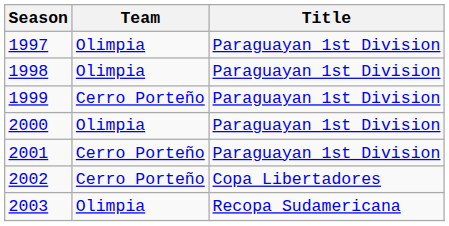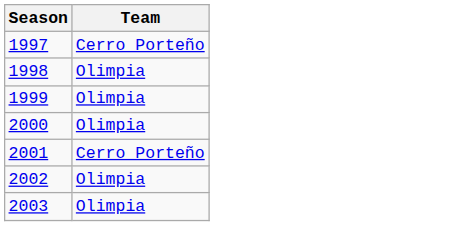- column: (326, 18)
(111, 45) Olimpia -> (140, 45) Cerro Porteño
(140, 99) Cerro Porteño -> (111, 99) Olimpia
(140, 180) Cerro Porteño -> (111, 180) Olimpia
